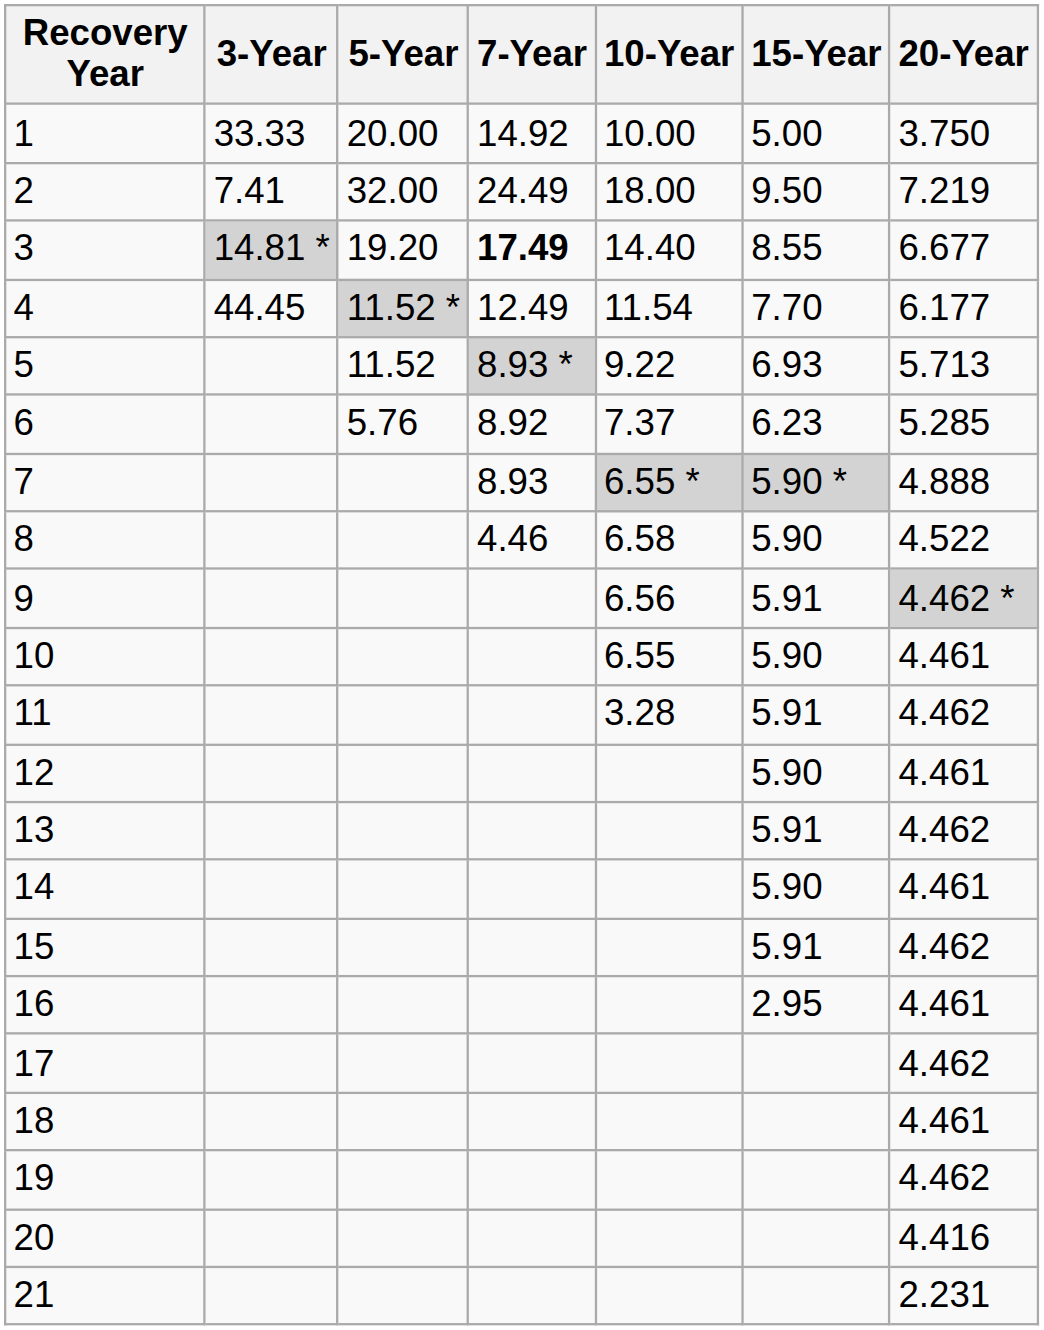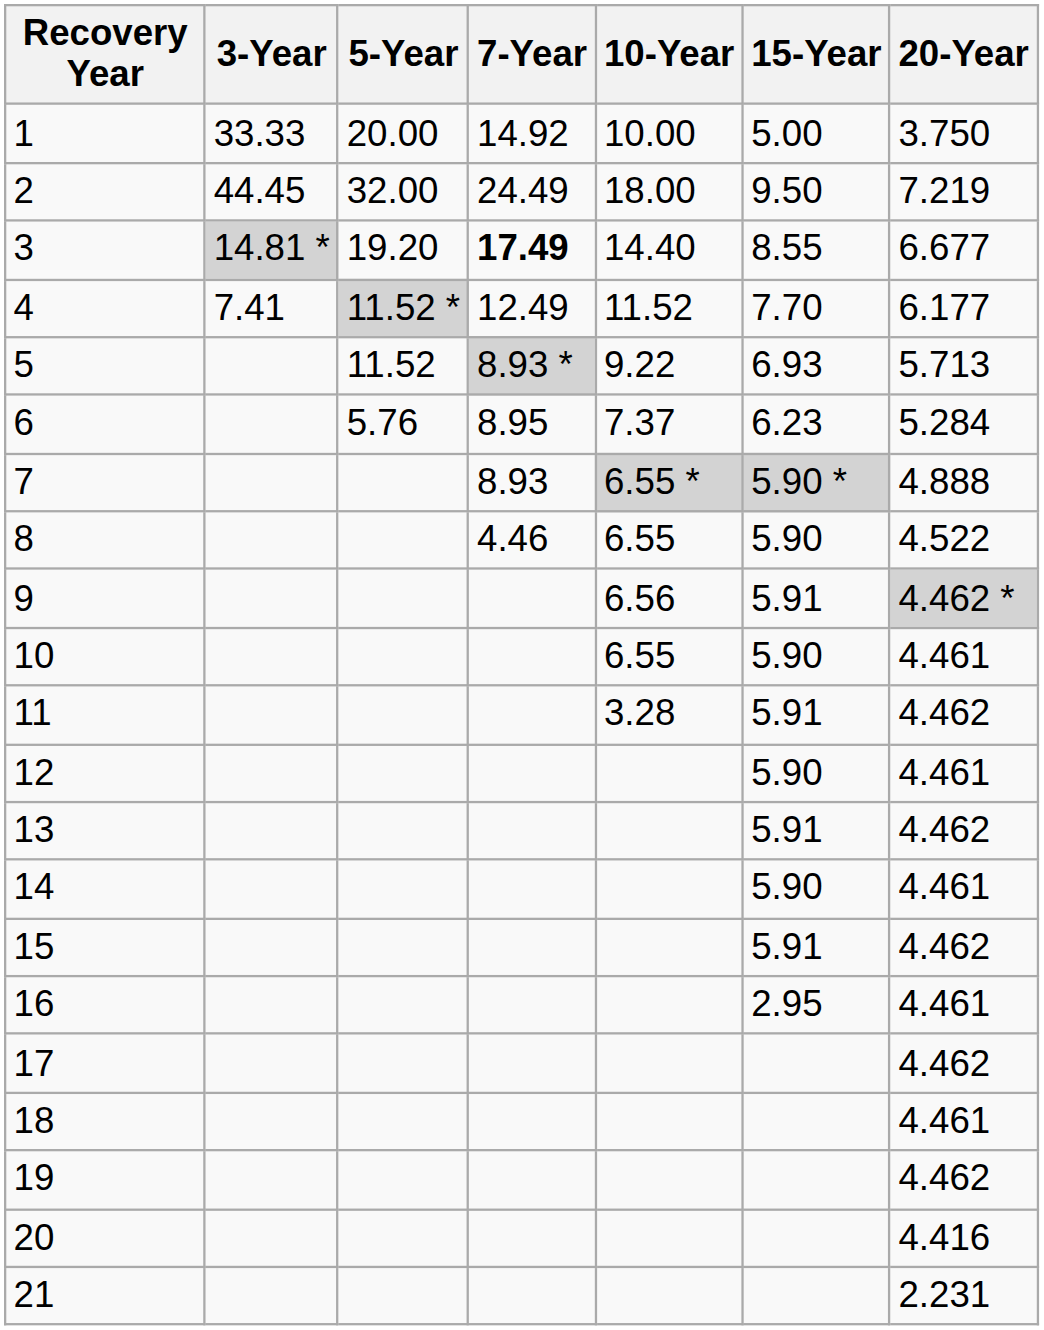(249, 190) 7.41 -> (260, 190) 44.45
(260, 307) 44.45 -> (249, 307) 7.41
(648, 307) 11.54 -> (648, 307) 11.52
(513, 423) 8.92 -> (513, 423) 8.95
(944, 423) 5.285 -> (944, 423) 5.284
(640, 539) 6.58 -> (640, 539) 6.55
